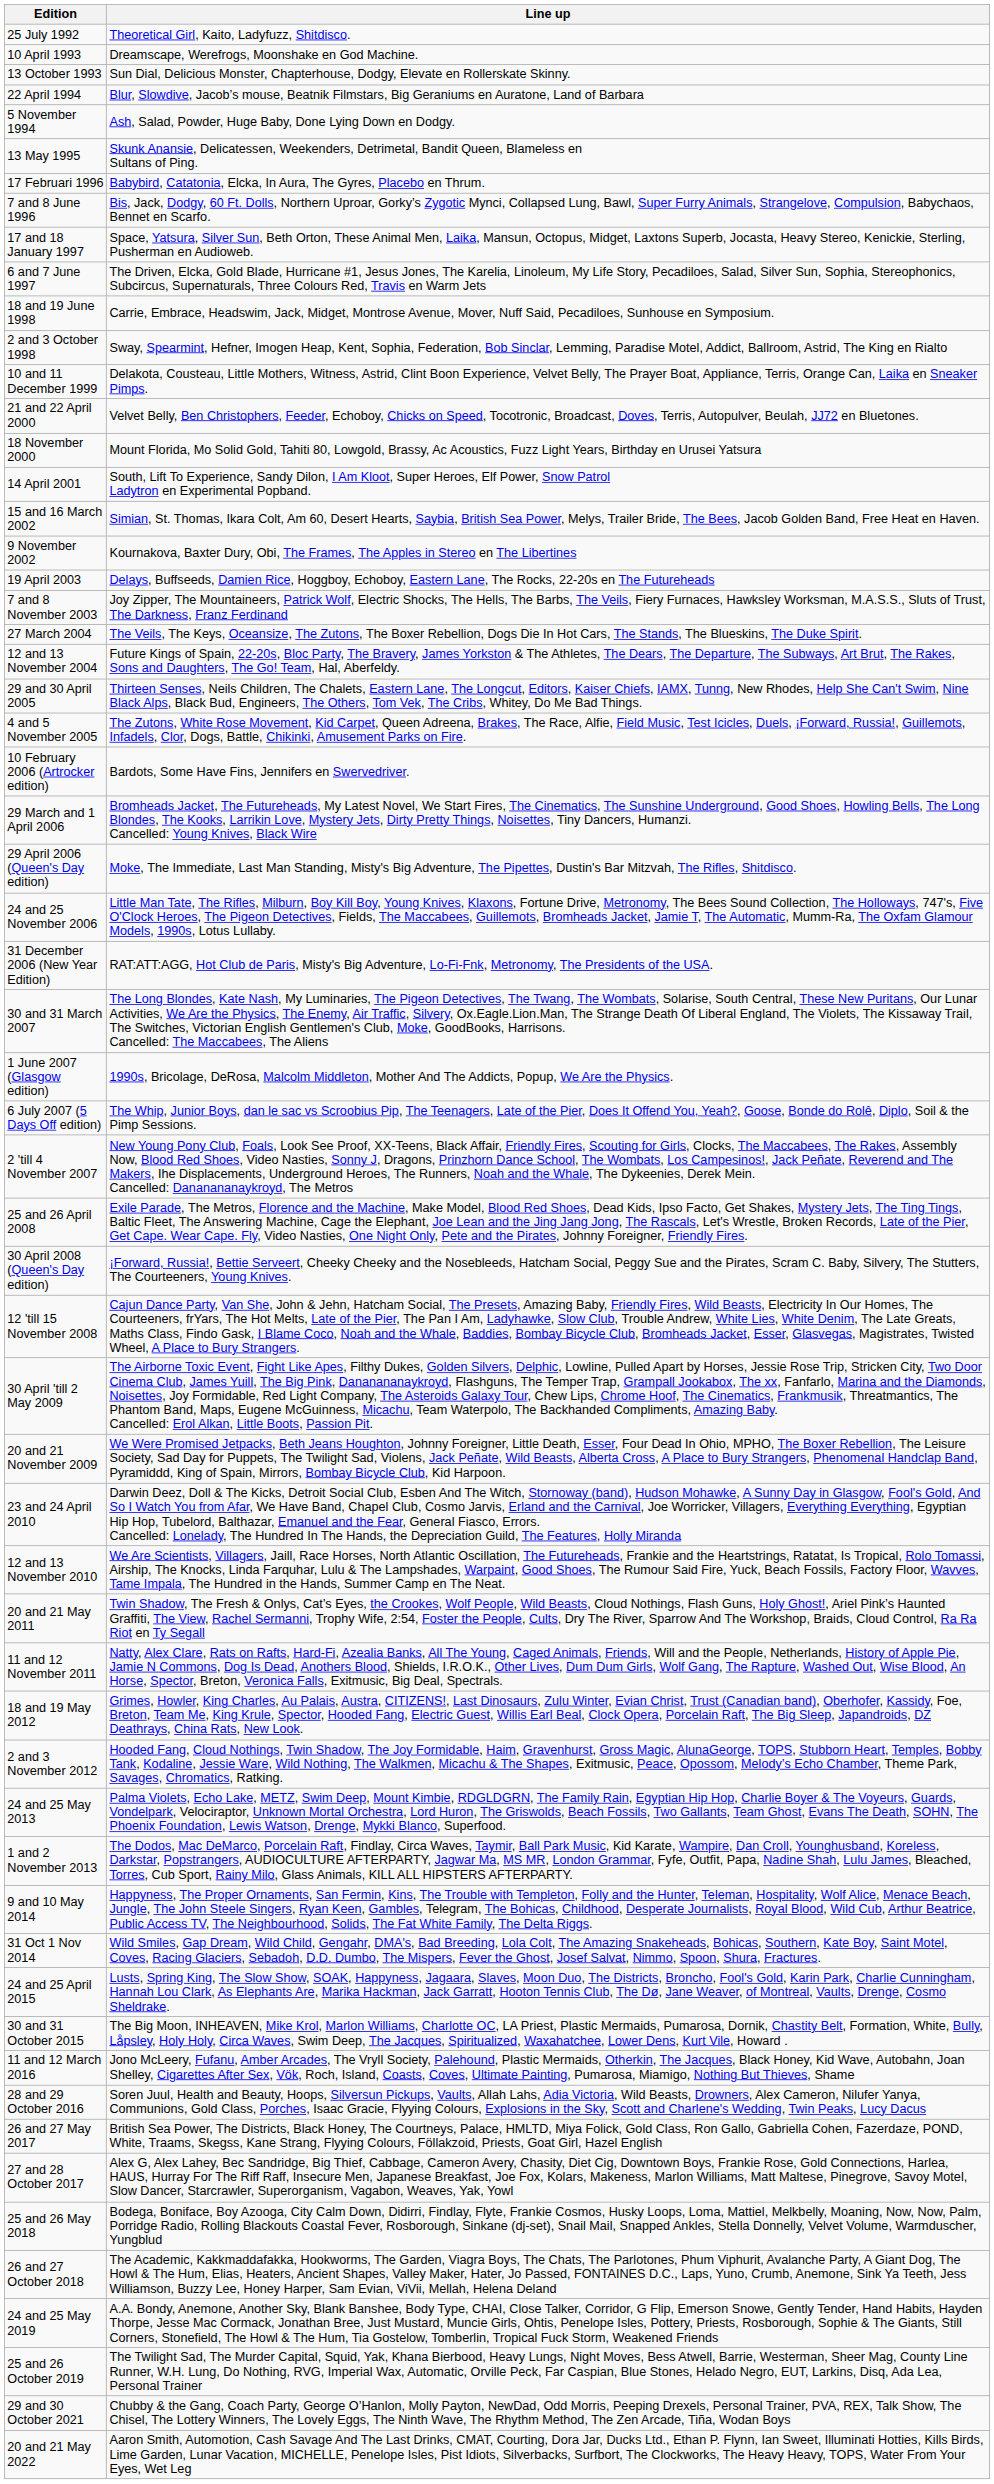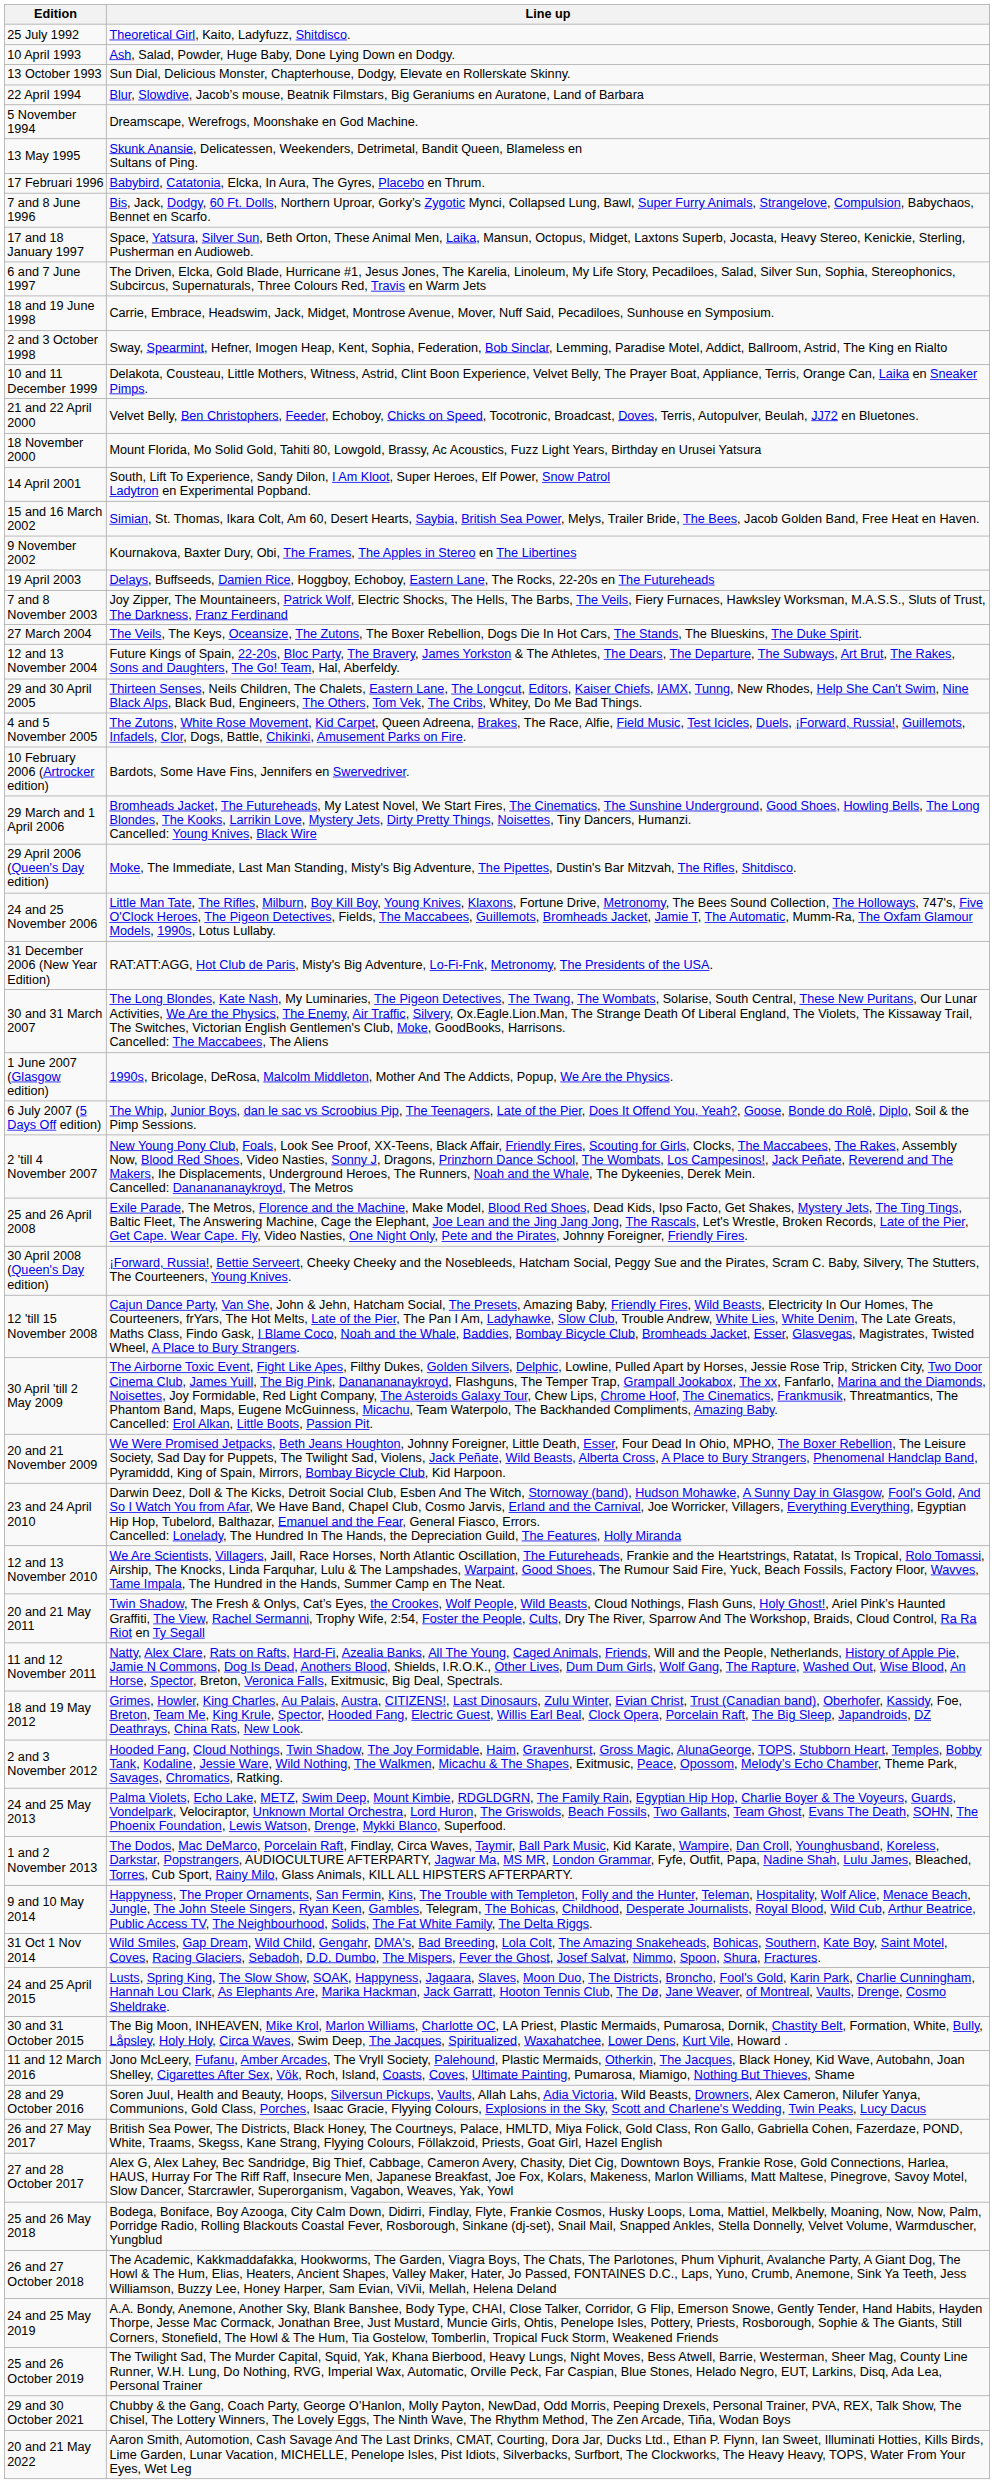(264, 54) Dreamscape, Werefrogs, Moonshake en God Machine. -> (282, 54) Ash, Salad, Powder, Huge Baby, Done Lying Down en Dodgy.
(282, 121) Ash, Salad, Powder, Huge Baby, Done Lying Down en Dodgy. -> (264, 121) Dreamscape, Werefrogs, Moonshake en God Machine.
